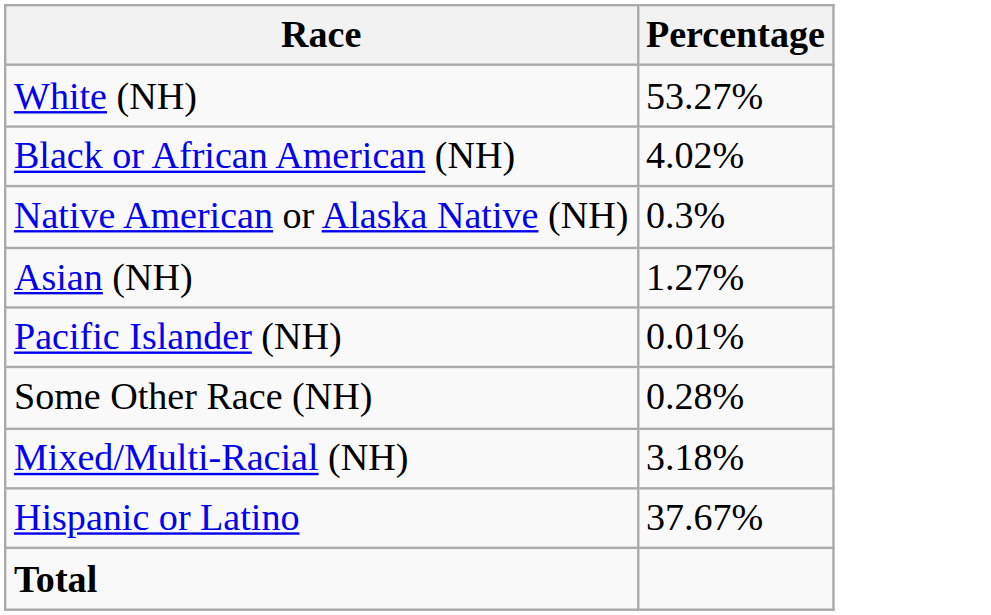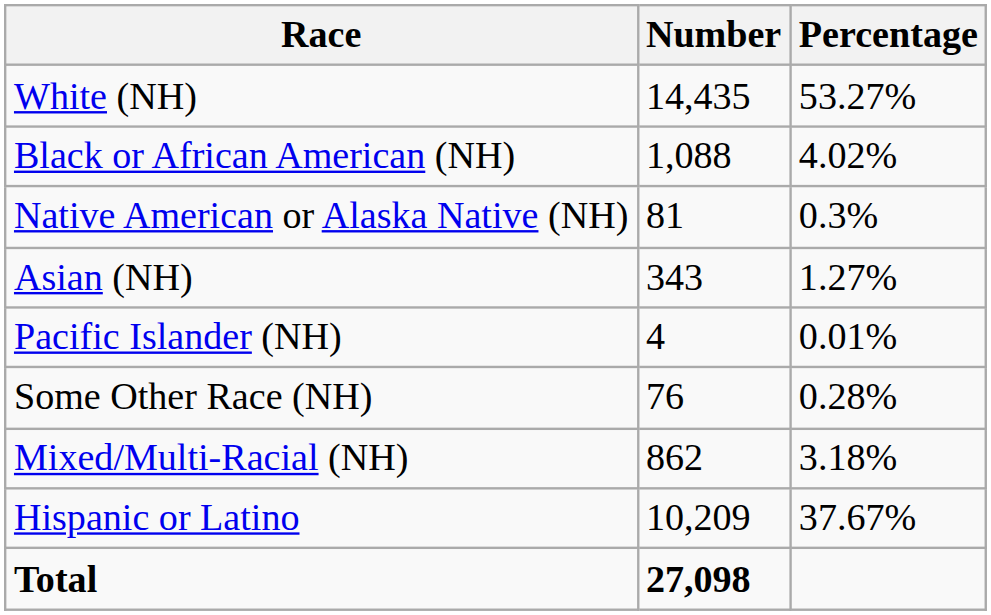+ column: (714, 34)
